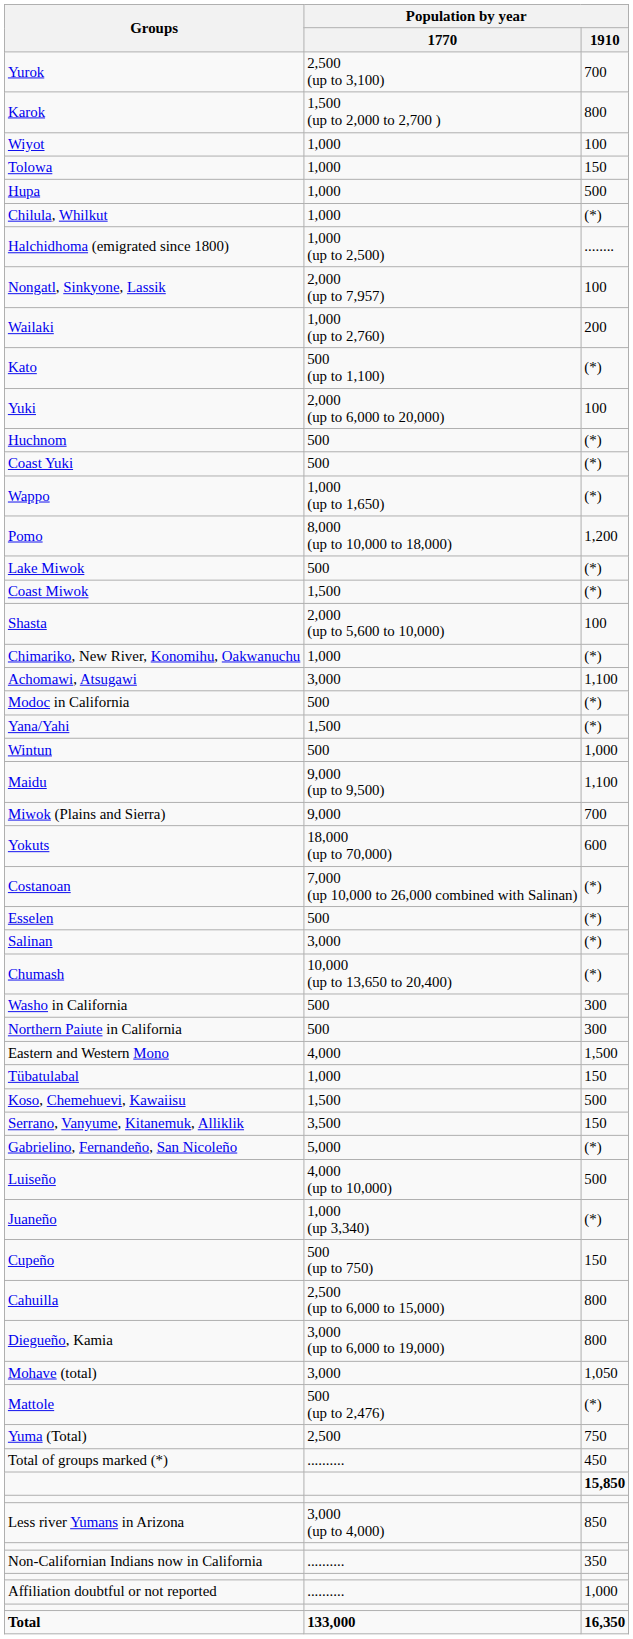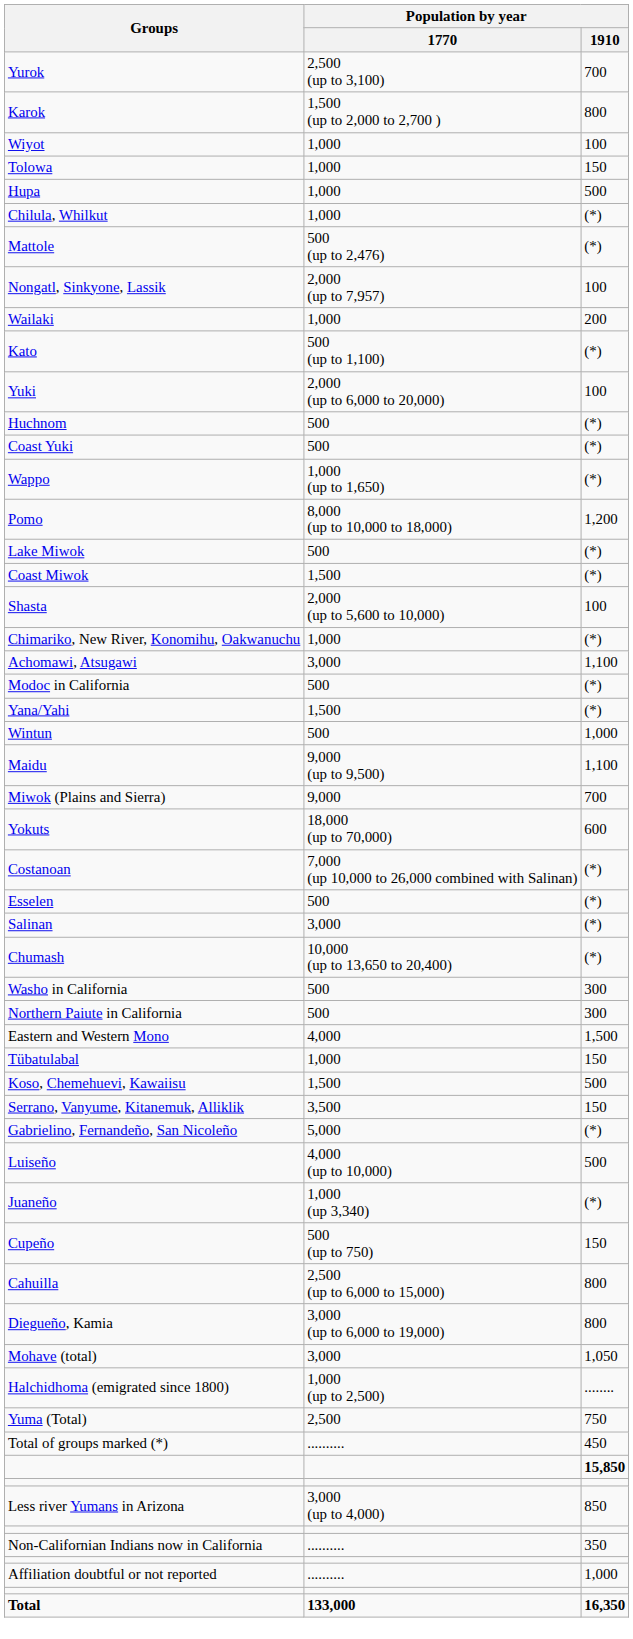rows swapped: (31, 1404) <-> (118, 246)
(346, 327) 1,000 (up to 2,760) -> (324, 319) 1,000
